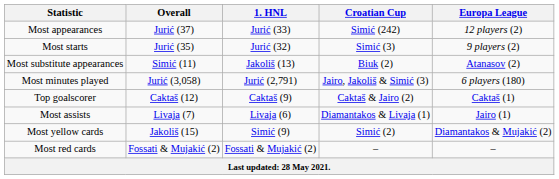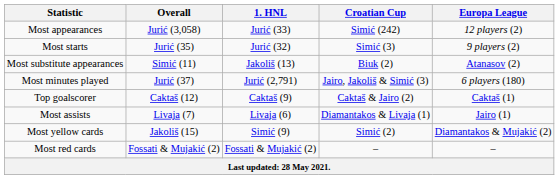(174, 29) Jurić (37) -> (174, 29) Jurić (3,058)
(174, 80) Jurić (3,058) -> (174, 80) Jurić (37)
